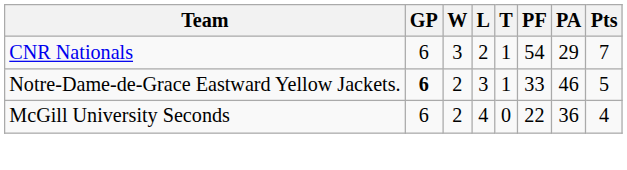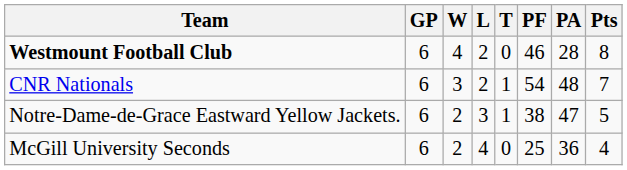+ row: (121, 52)
(569, 52) 29 -> (569, 84) 48
(424, 84) bold -> (424, 116) normal
(534, 84) 33 -> (534, 116) 38
(569, 84) 46 -> (569, 116) 47
(534, 116) 22 -> (534, 148) 25
